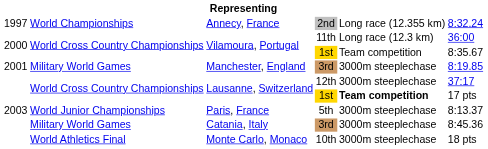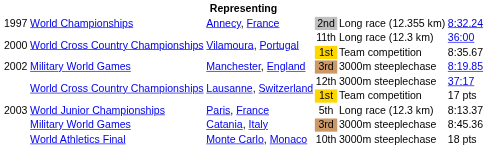(16, 67) 2001 -> (16, 67) 2002
(384, 96) bold -> (380, 96) normal
(388, 110) 3000m steeplechase -> (386, 110) Long race (12.3 km)
